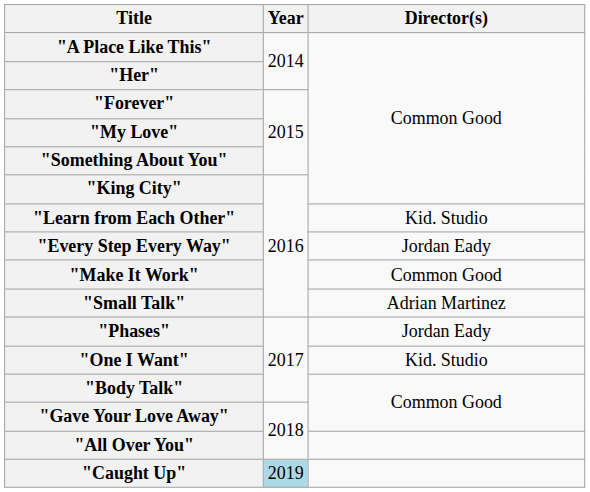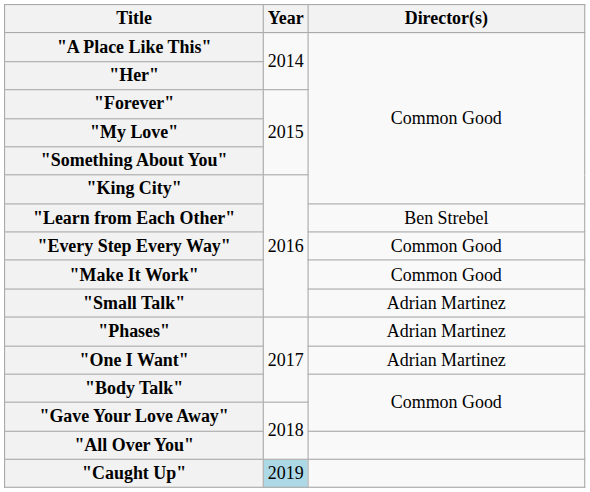(446, 217) Kid. Studio -> (446, 217) Ben Strebel
(446, 246) Jordan Eady -> (446, 246) Common Good
(446, 331) Jordan Eady -> (446, 331) Adrian Martinez
(446, 359) Kid. Studio -> (446, 359) Adrian Martinez
